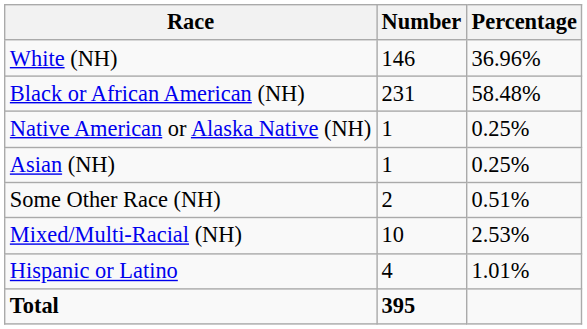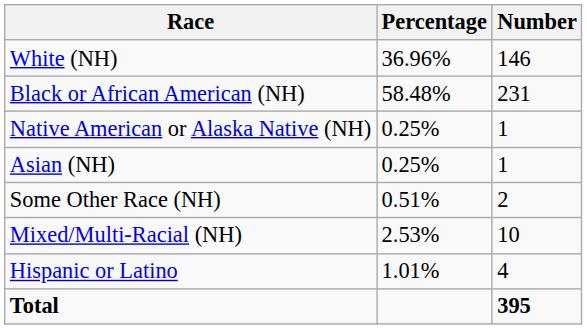columns swapped: (421, 22) <-> (524, 22)
